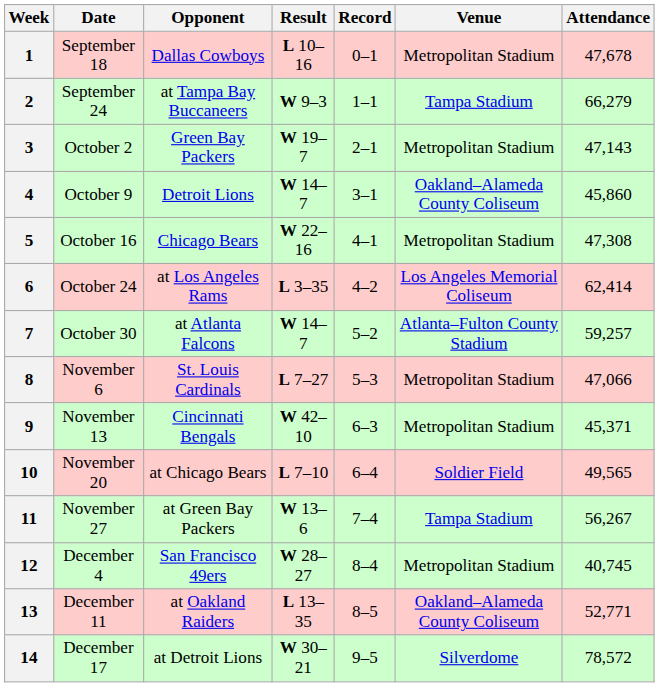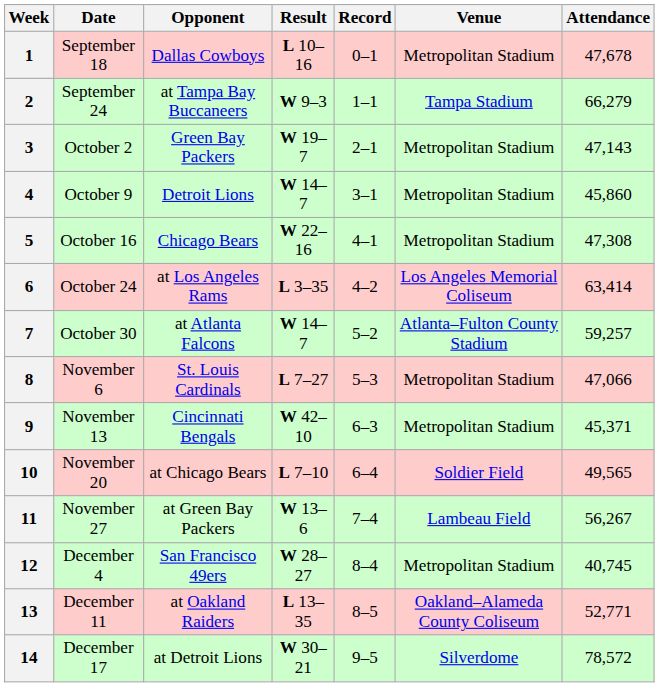(479, 194) Oakland–Alameda County Coliseum -> (479, 194) Metropolitan Stadium
(608, 286) 62,414 -> (608, 286) 63,414
(479, 518) Tampa Stadium -> (479, 518) Lambeau Field
